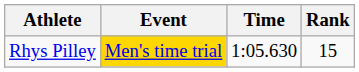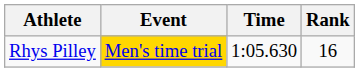(328, 51) 15 -> (328, 51) 16
